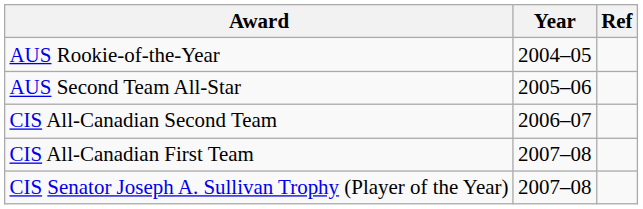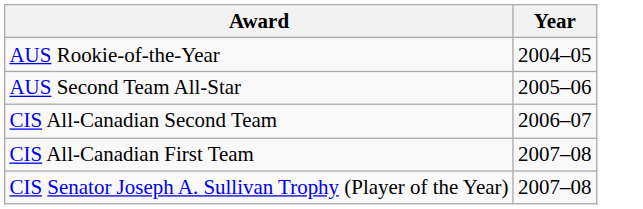- column: (617, 21)
